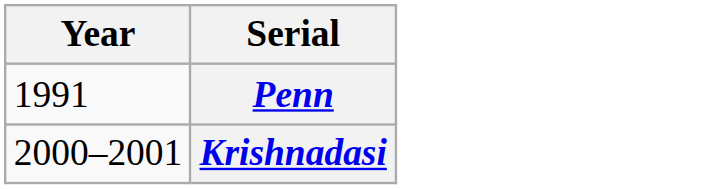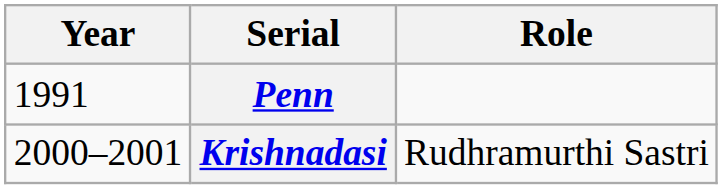+ column: (556, 34)
